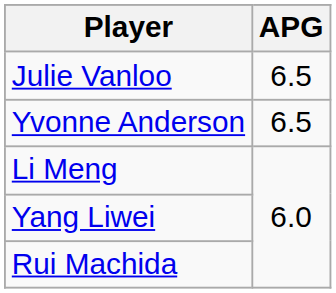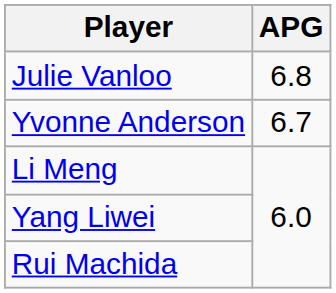(291, 75) 6.5 -> (291, 75) 6.8
(291, 122) 6.5 -> (291, 122) 6.7
